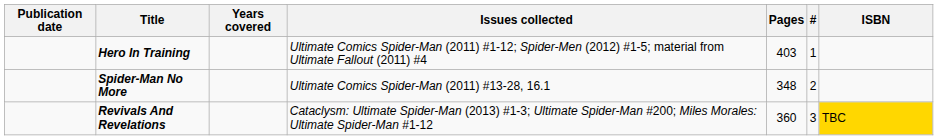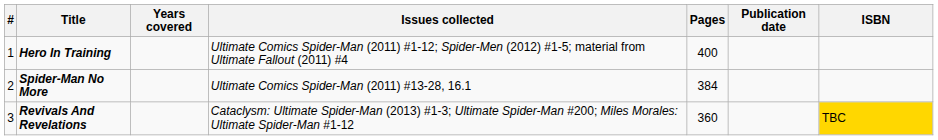columns swapped: (813, 20) <-> (50, 20)
(786, 53) 403 -> (708, 53) 400
(786, 85) 348 -> (708, 85) 384
